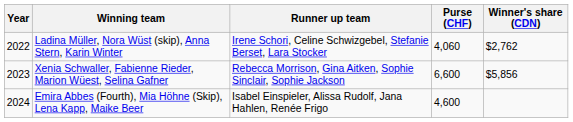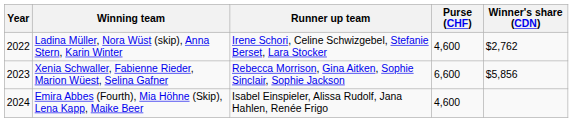(447, 46) 4,060 -> (447, 46) 4,600
